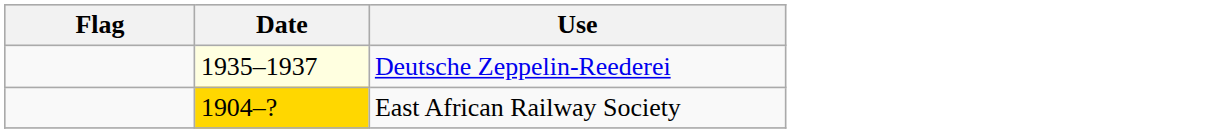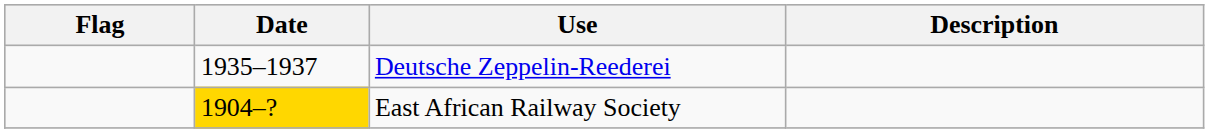+ column: (994, 25)
(259, 66) lightyellow background -> (259, 66) no background
